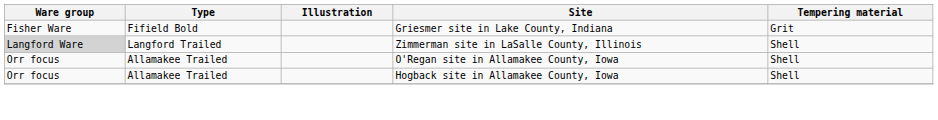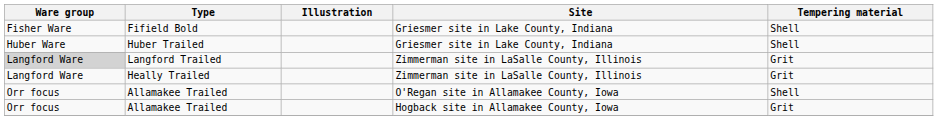(782, 28) Grit -> (785, 28) Shell
+ row: (166, 44)
(785, 44) Shell -> (782, 60) Grit
+ row: (169, 76)
(785, 76) Shell -> (782, 108) Grit
